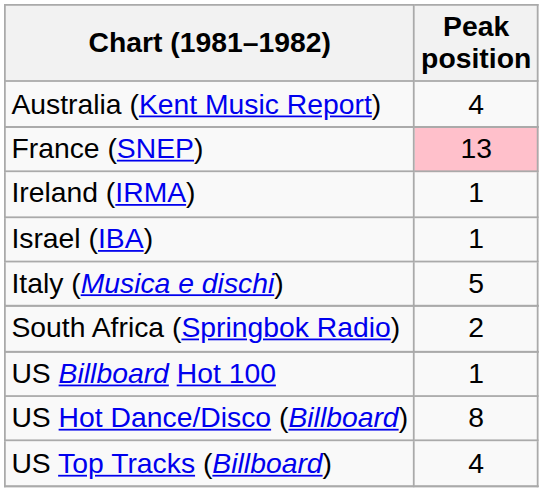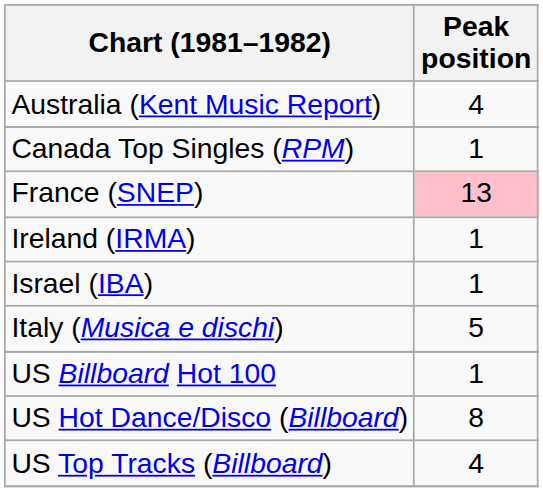+ row: (183, 148)
- row: (206, 328)
